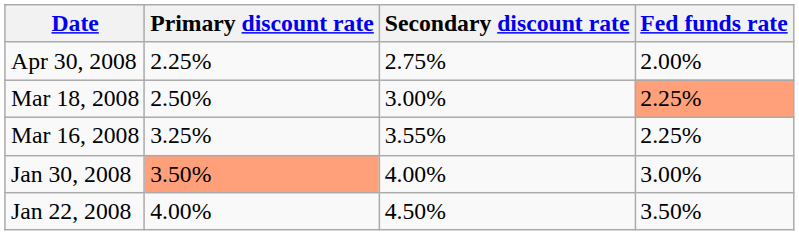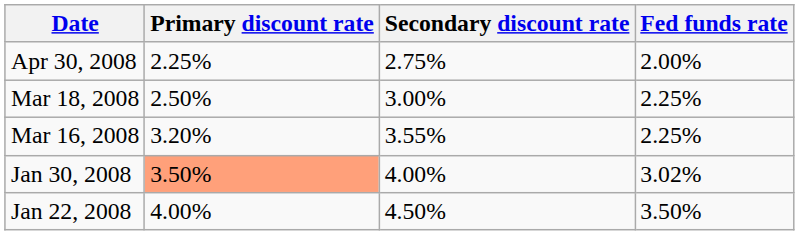(671, 98) lightsalmon background -> (671, 98) no background
(181, 135) 3.25% -> (181, 135) 3.20%
(671, 173) 3.00% -> (671, 173) 3.02%
